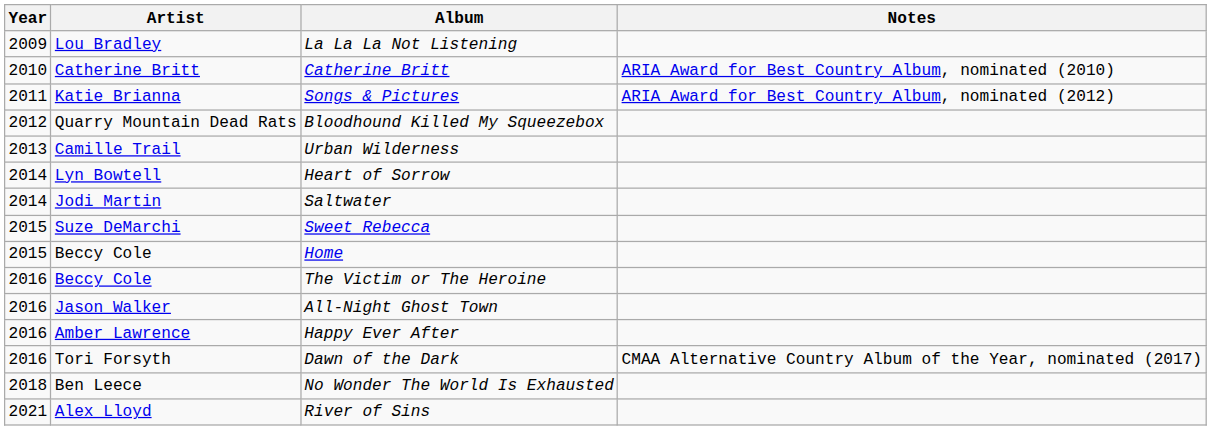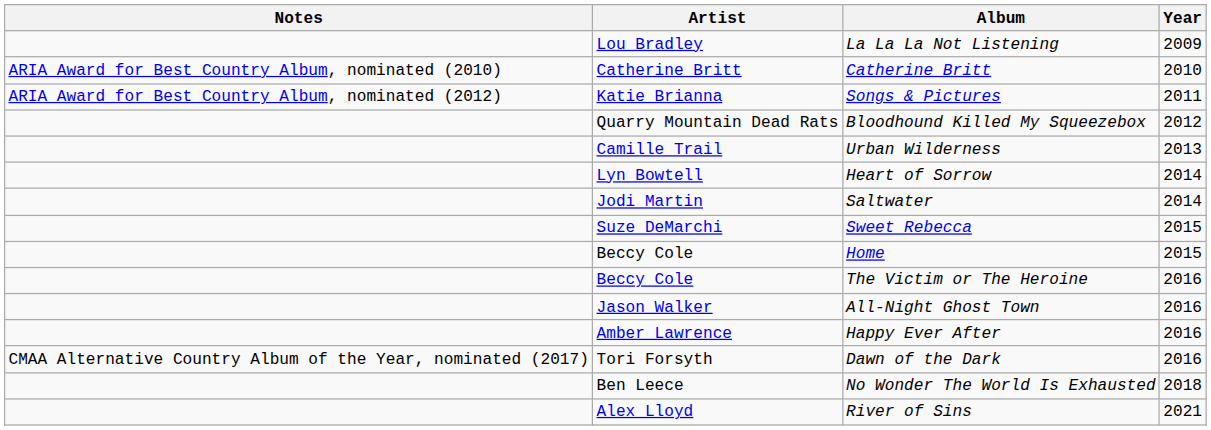columns swapped: (28, 18) <-> (912, 18)
